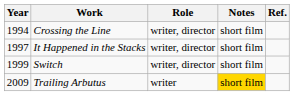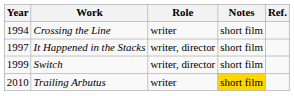(183, 30) writer, director -> (163, 30) writer
(18, 82) 2009 -> (18, 82) 2010
